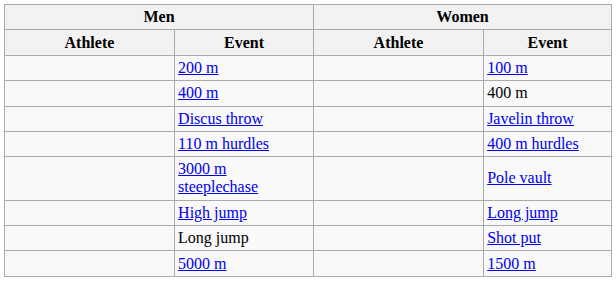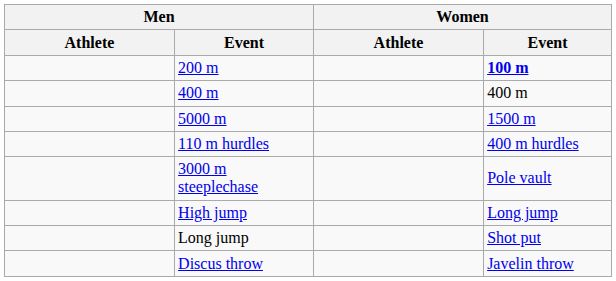(507, 67) normal -> (508, 67) bold
rows swapped: (202, 263) <-> (221, 118)
